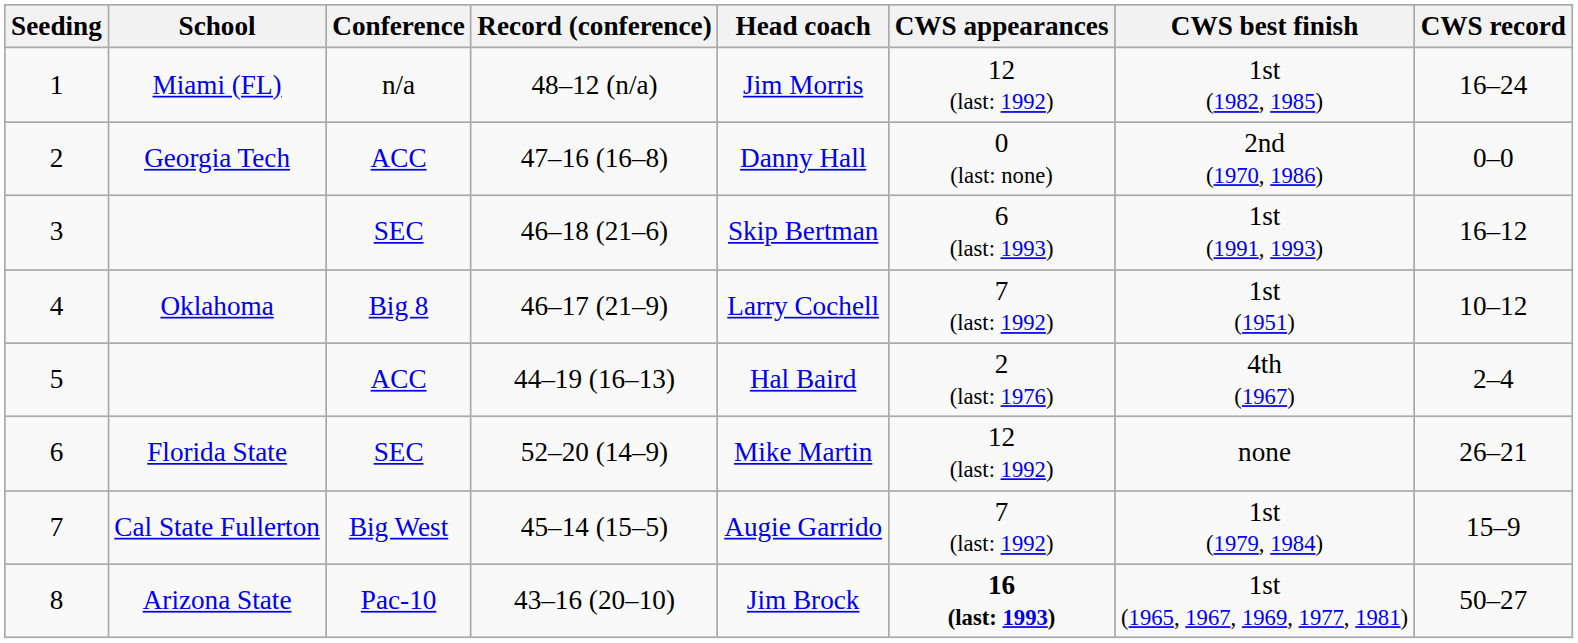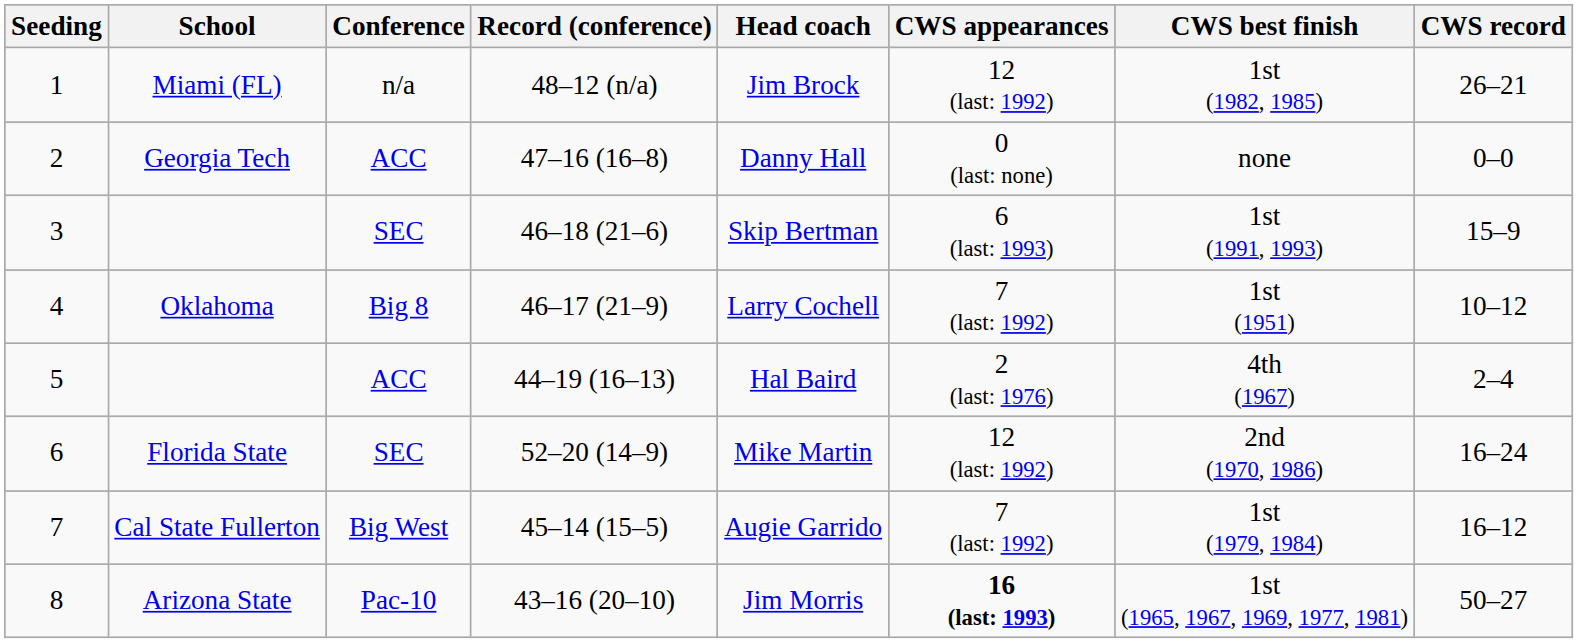(803, 84) Jim Morris -> (803, 84) Jim Brock
(1493, 84) 16–24 -> (1493, 84) 26–21
(1265, 158) 2nd (1970, 1986) -> (1265, 158) none
(1493, 231) 16–12 -> (1493, 231) 15–9
(1265, 453) none -> (1265, 453) 2nd (1970, 1986)
(1493, 453) 26–21 -> (1493, 453) 16–24
(1493, 526) 15–9 -> (1493, 526) 16–12
(803, 600) Jim Brock -> (803, 600) Jim Morris
